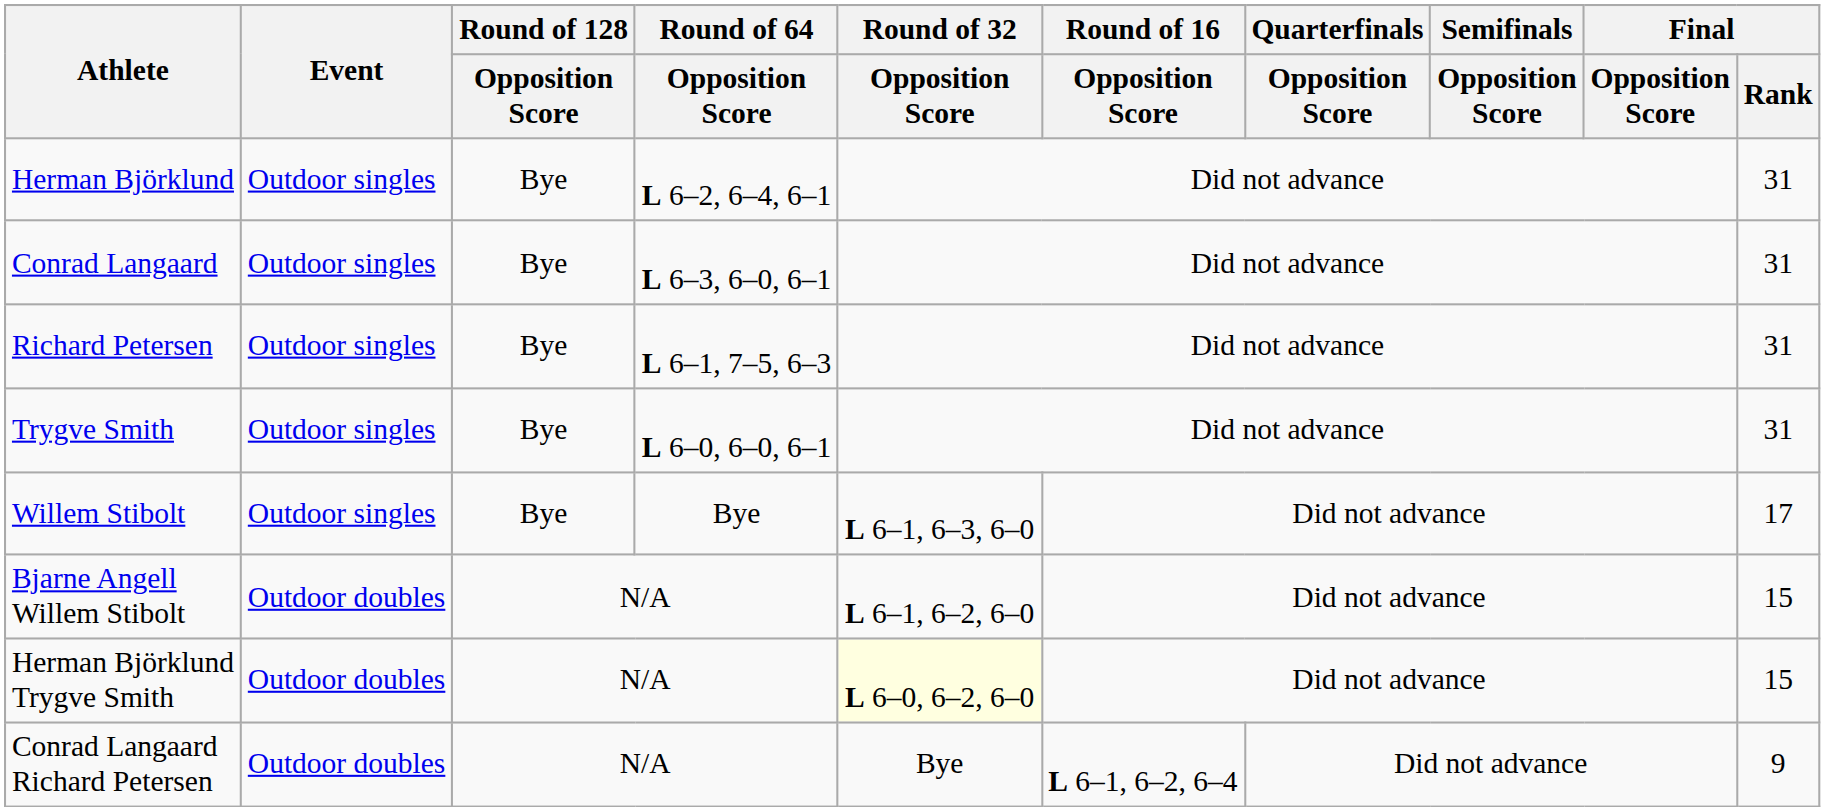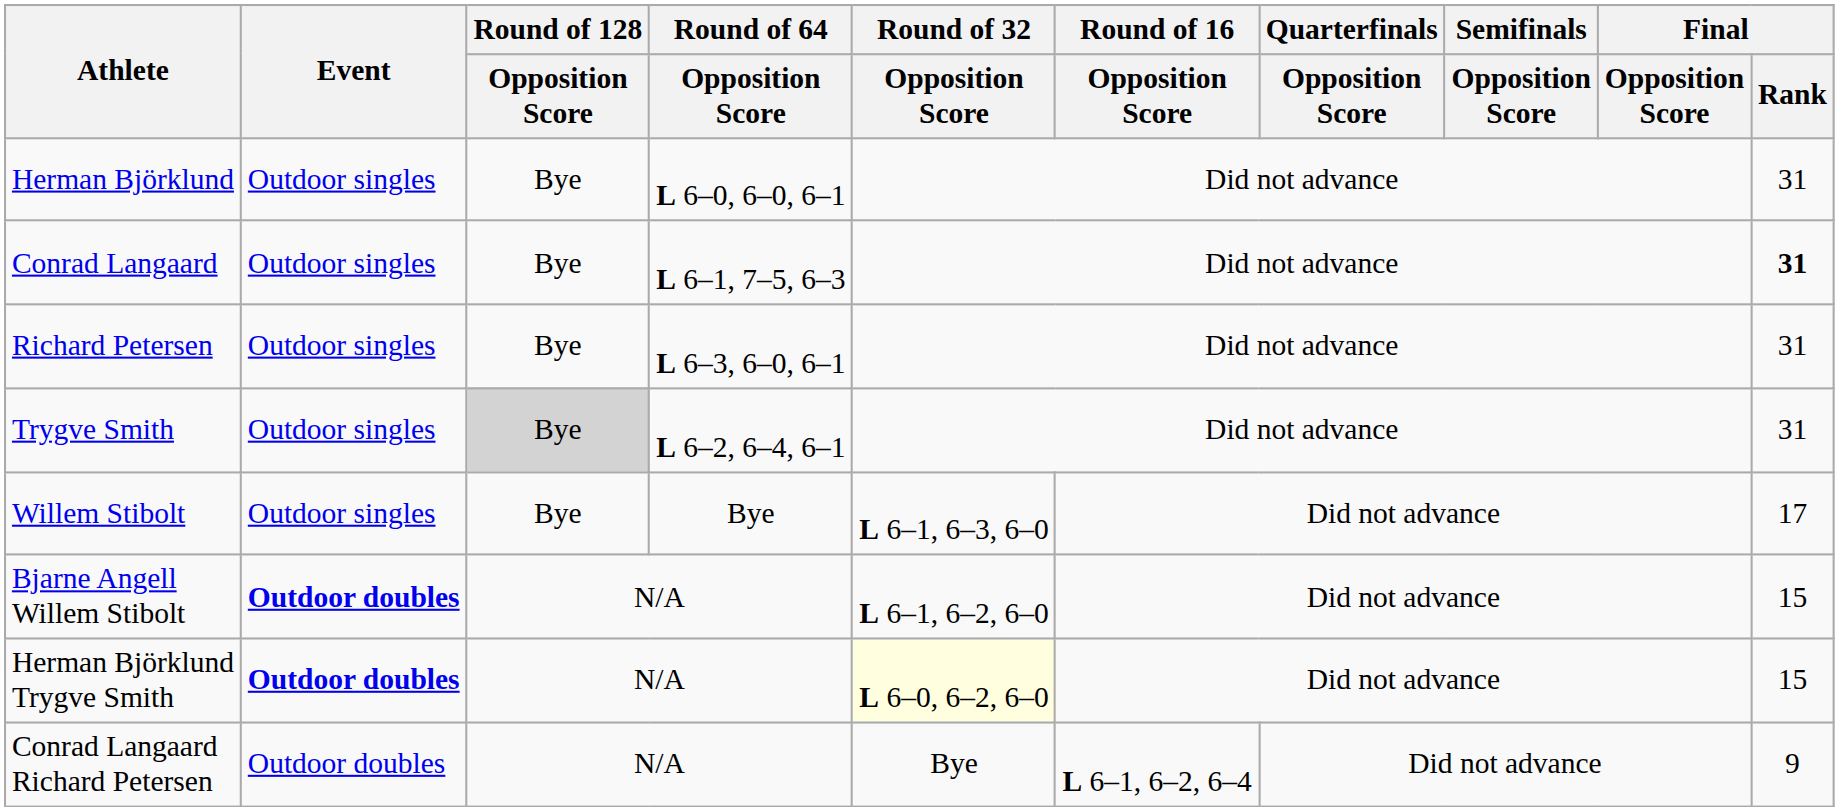(737, 196) L 6–2, 6–4, 6–1 -> (751, 196) L 6–0, 6–0, 6–1
(737, 279) L 6–3, 6–0, 6–1 -> (751, 279) L 6–1, 7–5, 6–3
(1778, 262) normal -> (1792, 262) bold
(737, 363) L 6–1, 7–5, 6–3 -> (751, 363) L 6–3, 6–0, 6–1
(544, 429) no background -> (558, 429) lightgrey background
(737, 446) L 6–0, 6–0, 6–1 -> (751, 446) L 6–2, 6–4, 6–1
(347, 596) normal -> (354, 596) bold
(347, 680) normal -> (354, 680) bold
